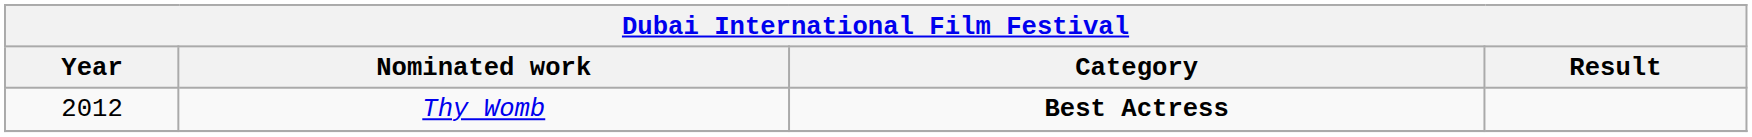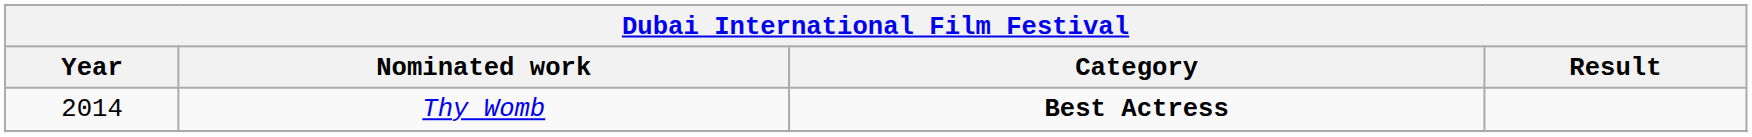(92, 109) 2012 -> (92, 109) 2014
